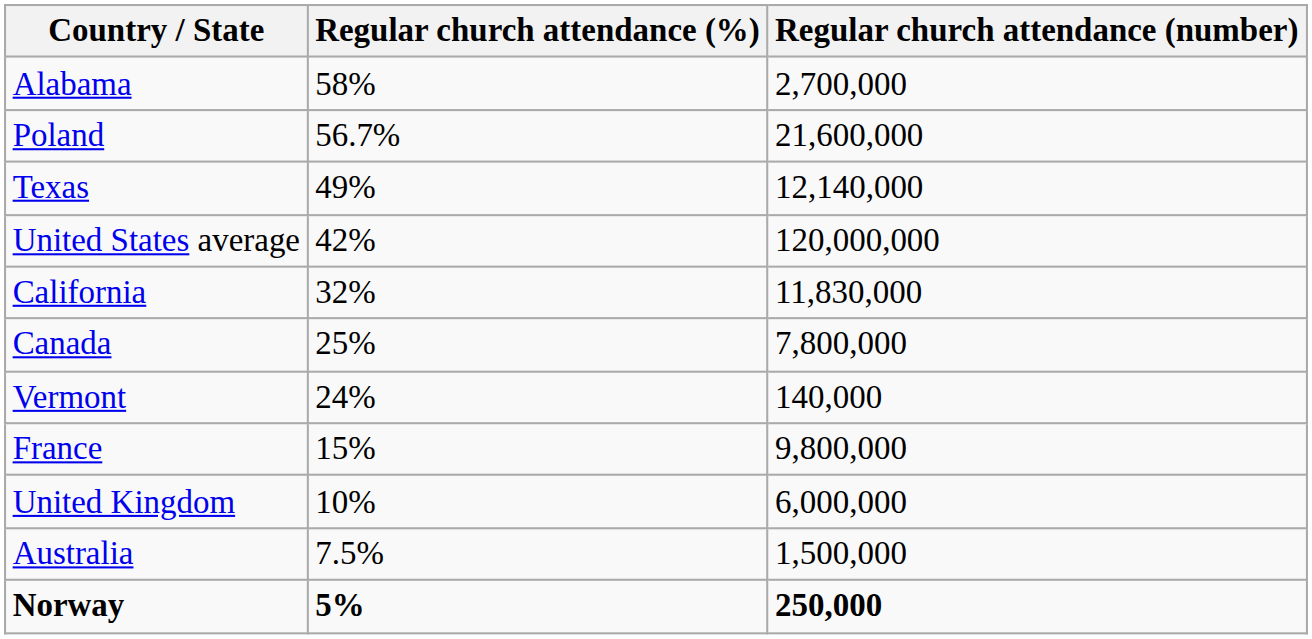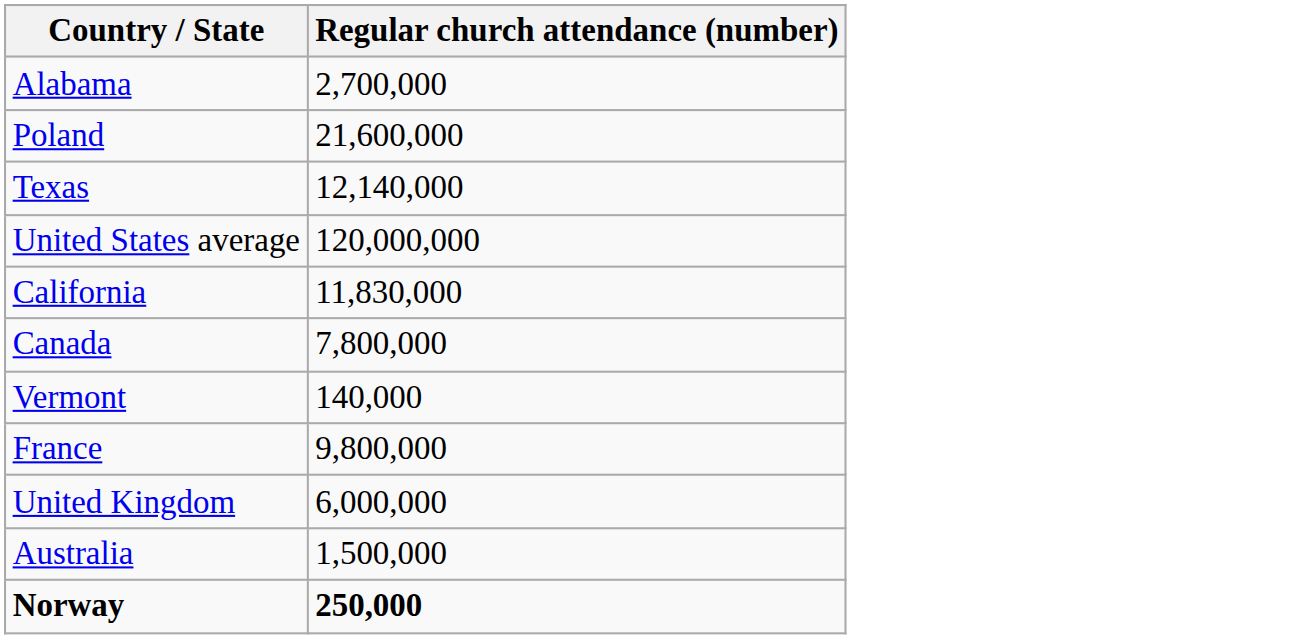- column: (538, 30)
